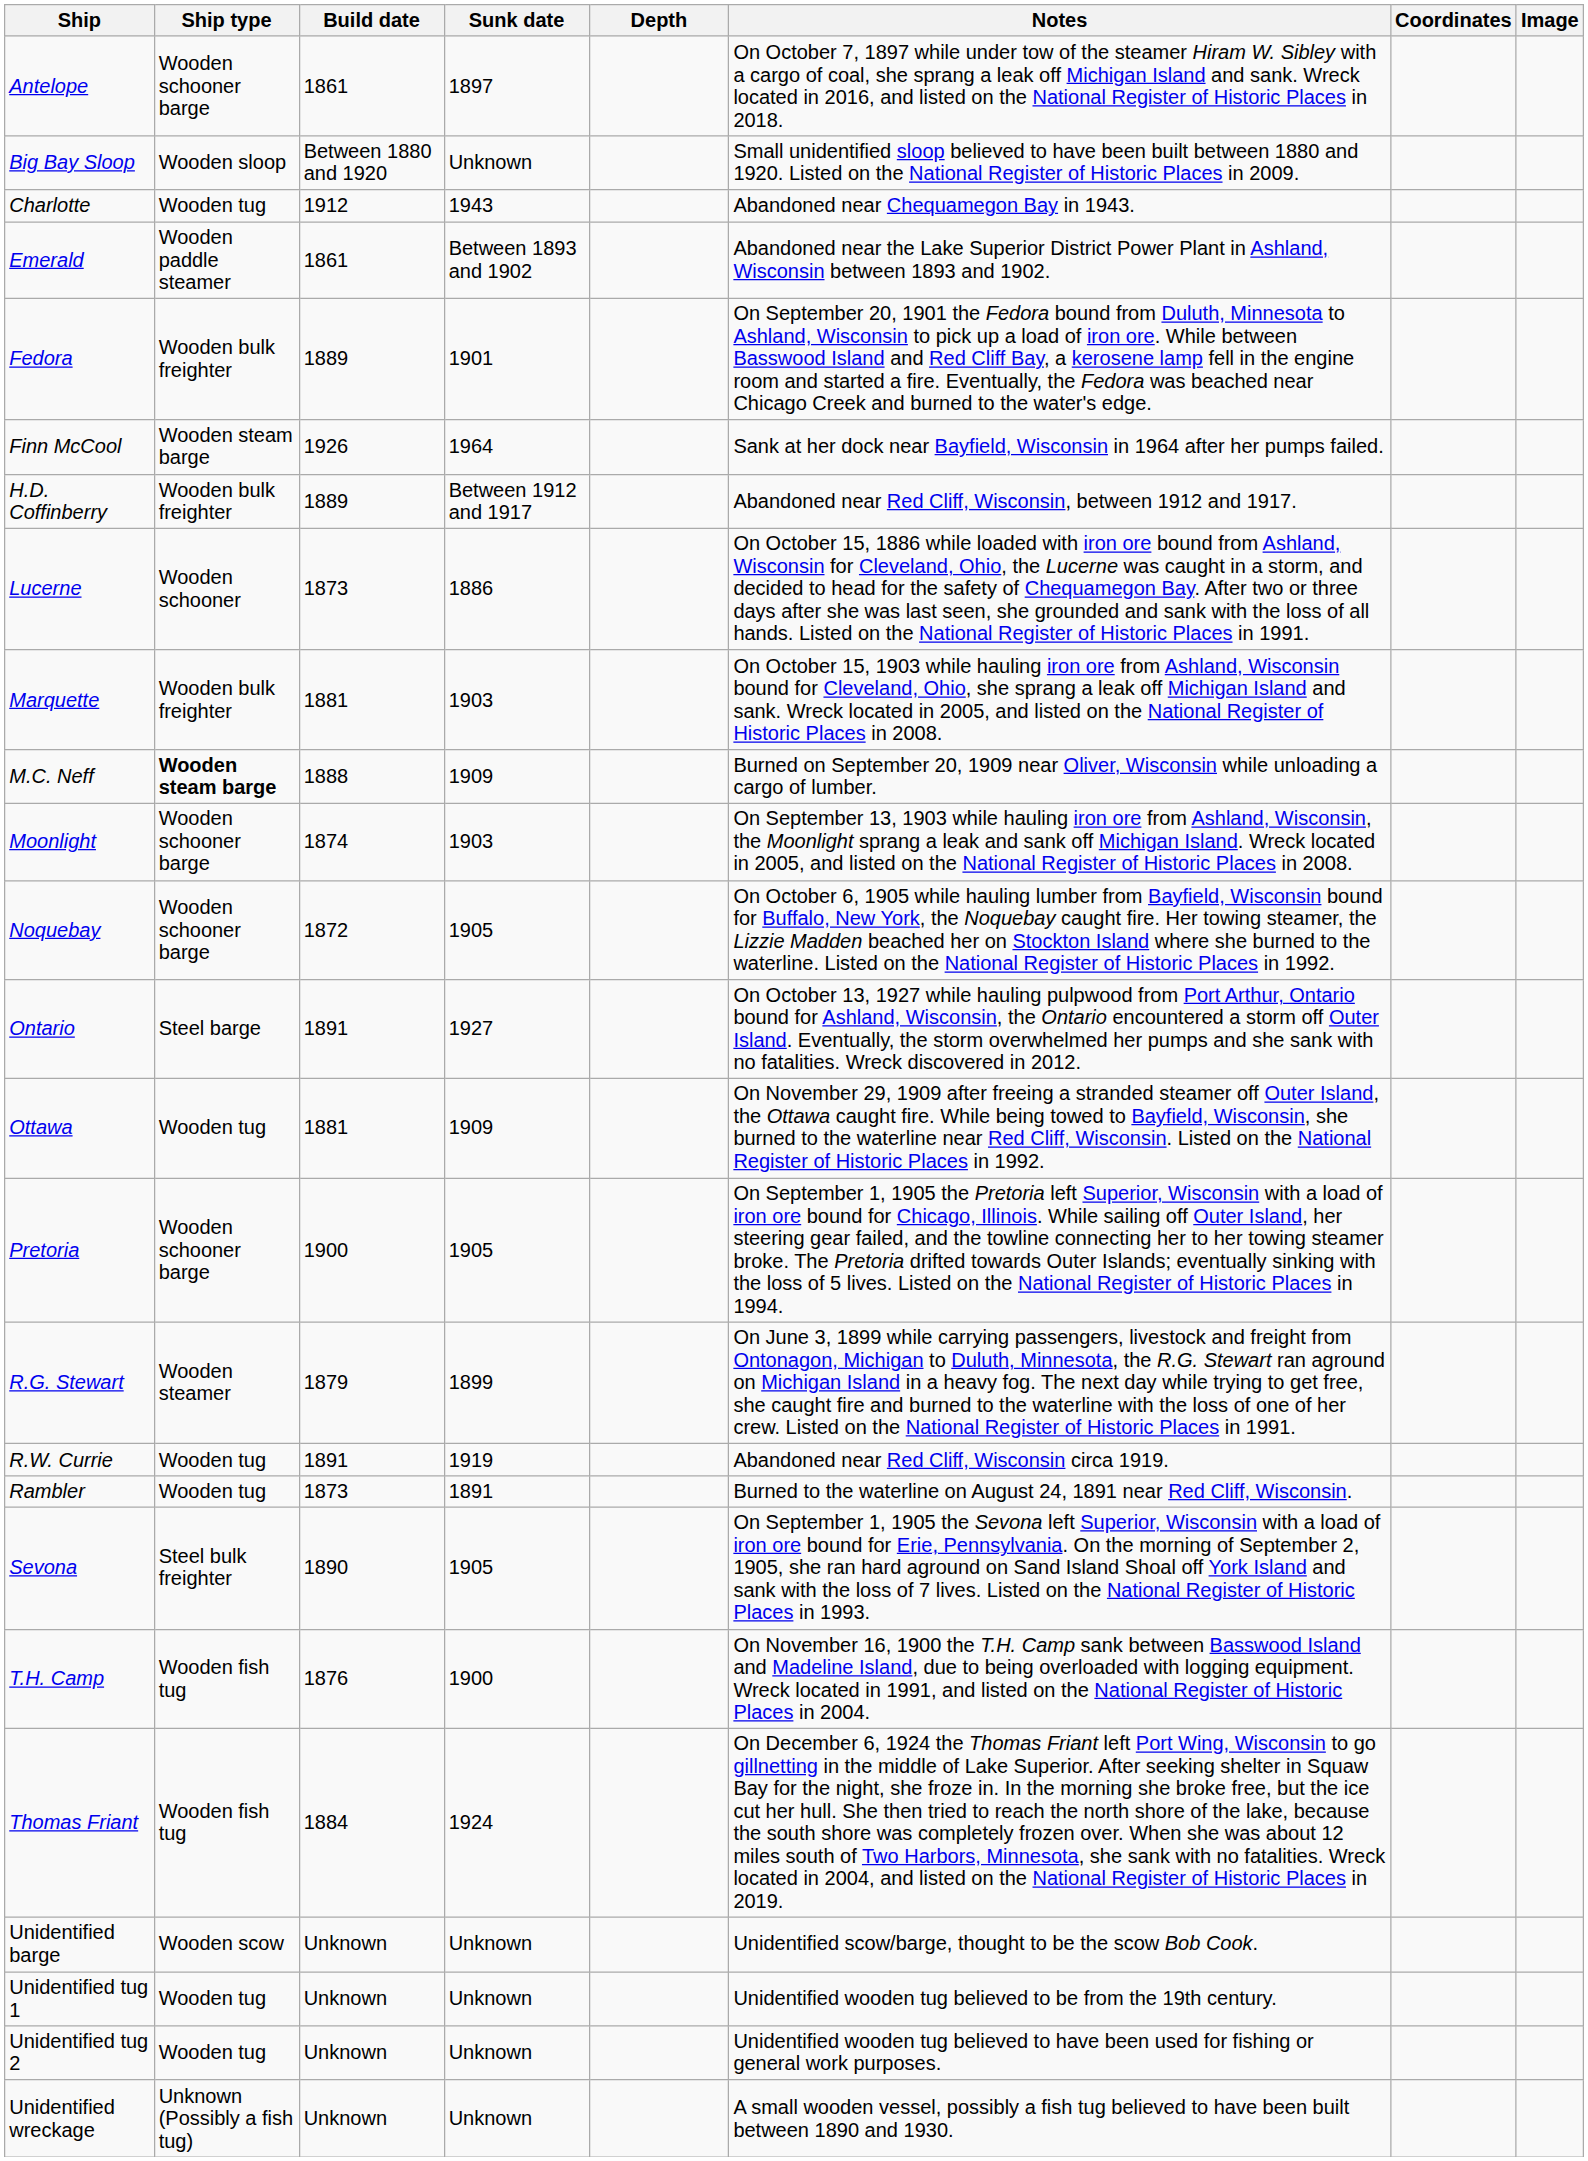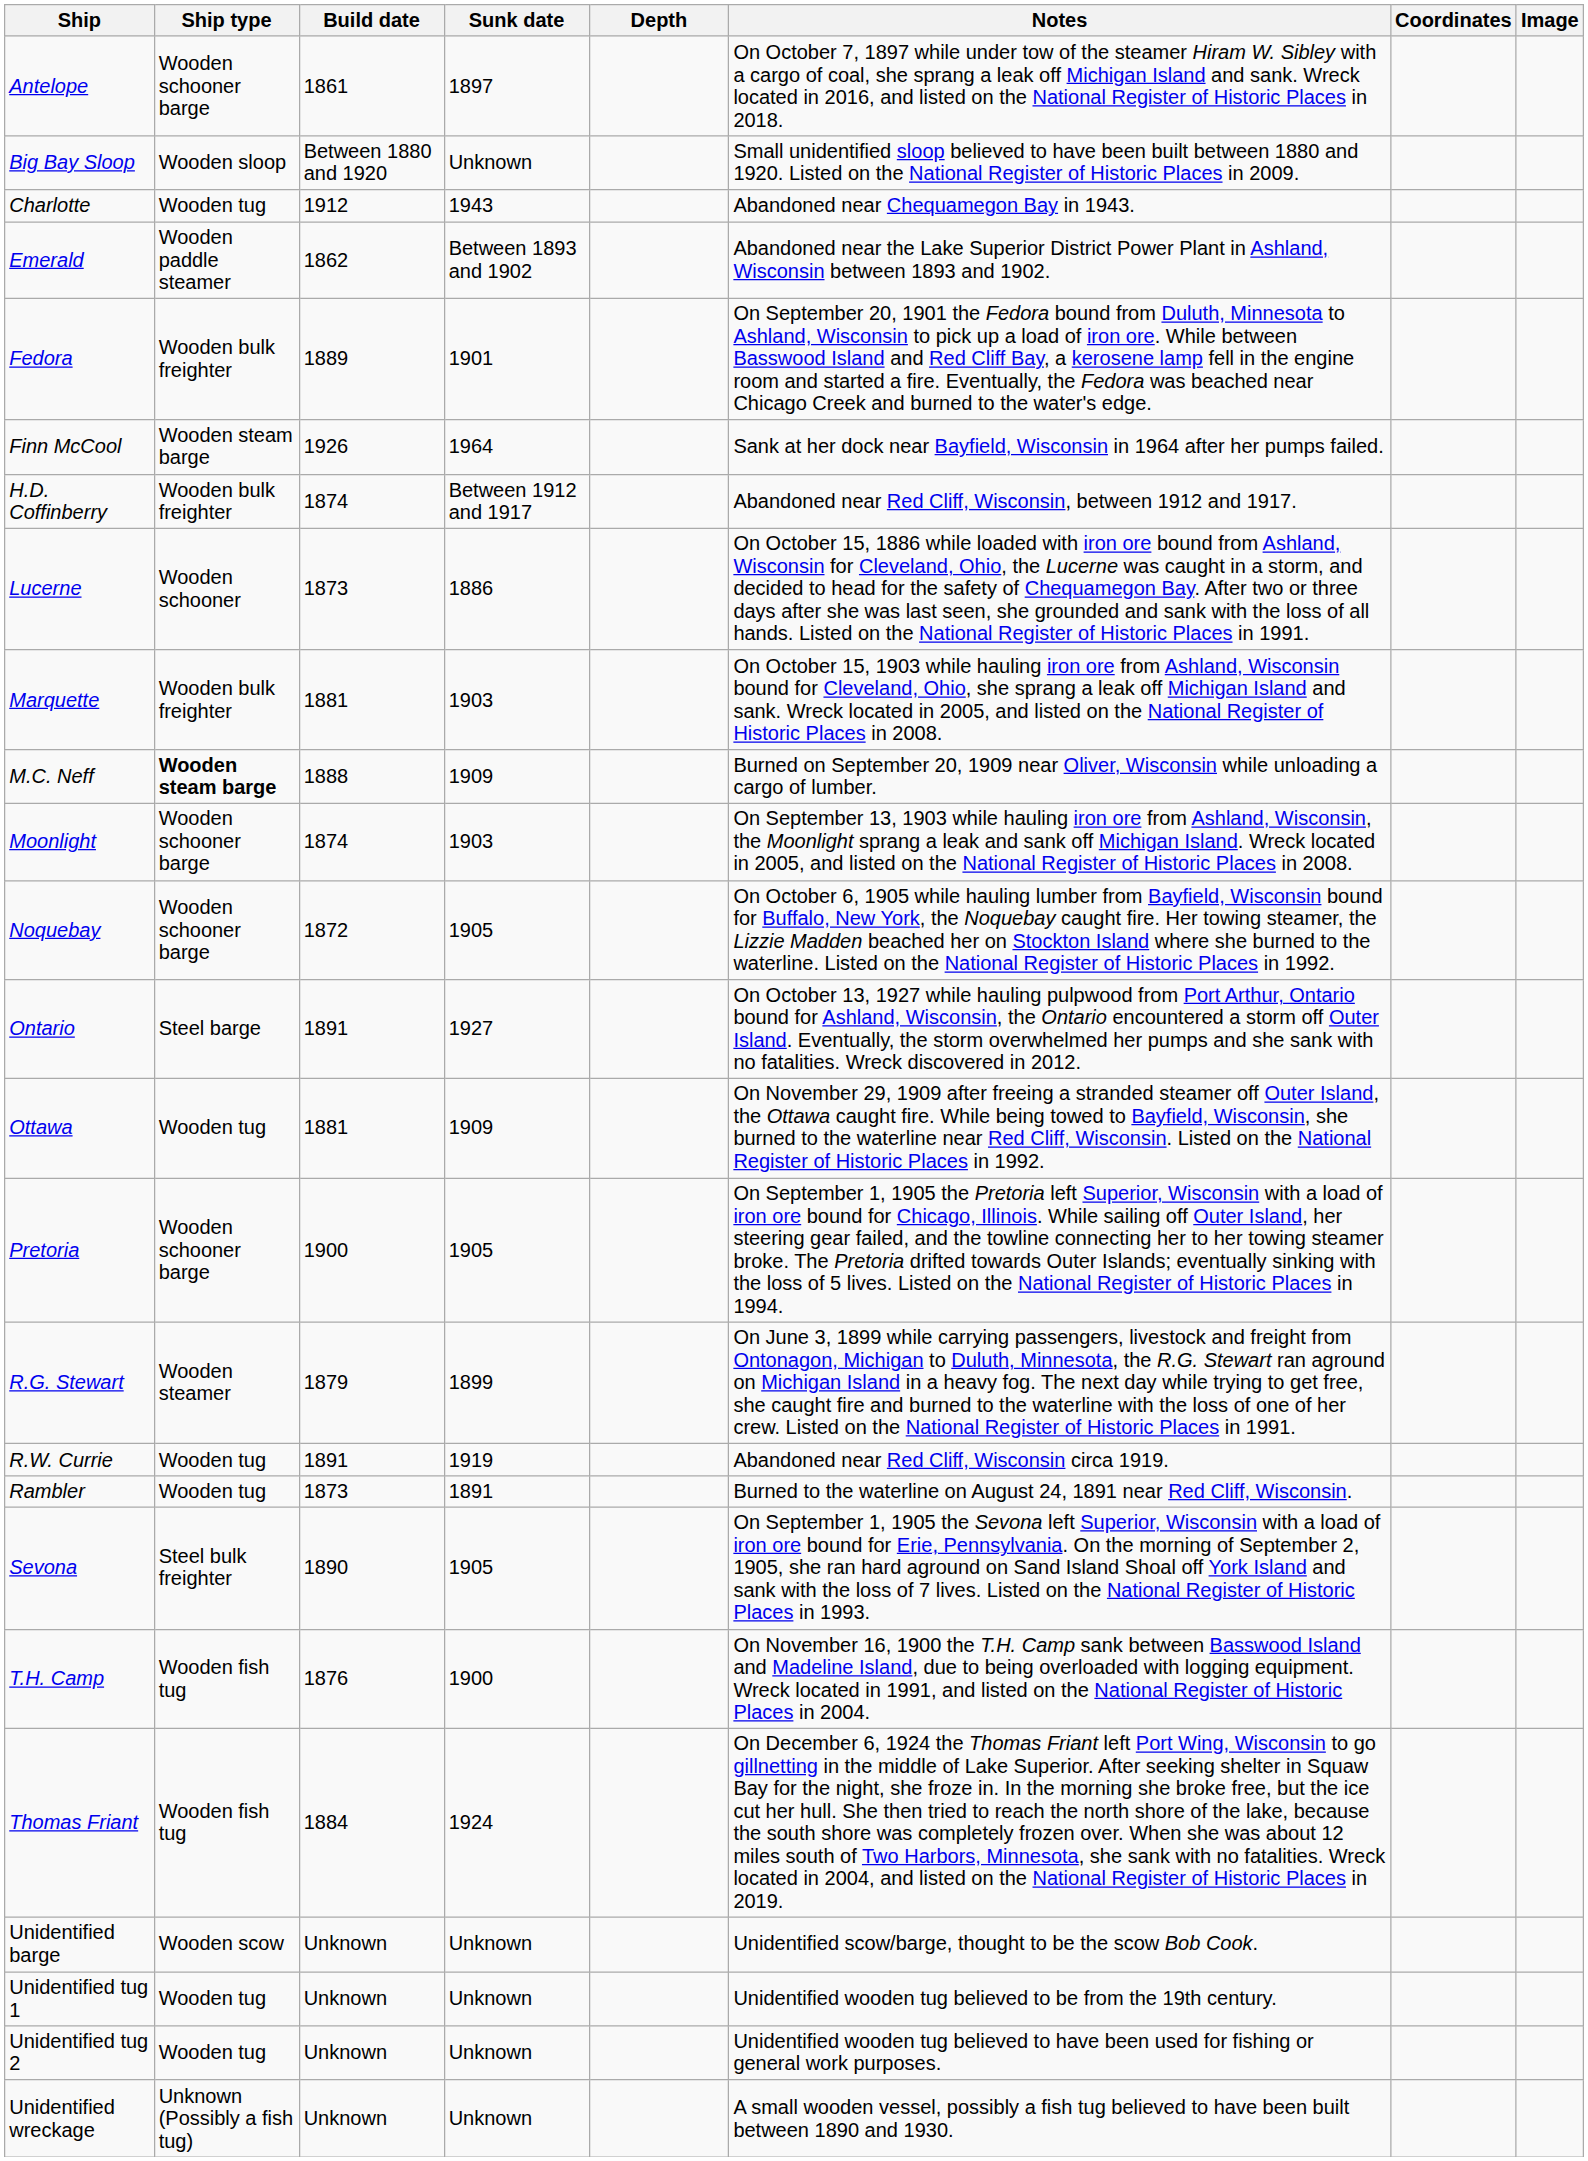(326, 259) 1861 -> (326, 259) 1862
(326, 501) 1889 -> (326, 501) 1874
